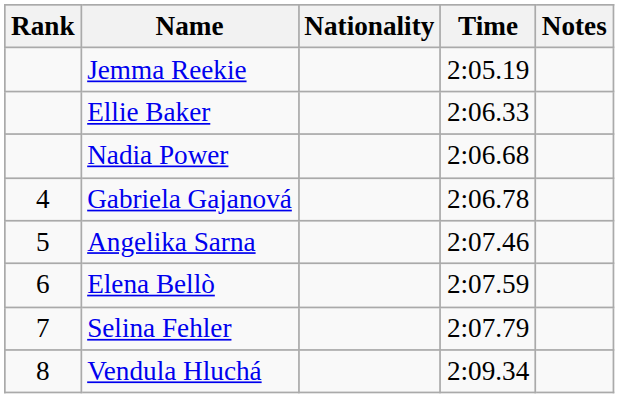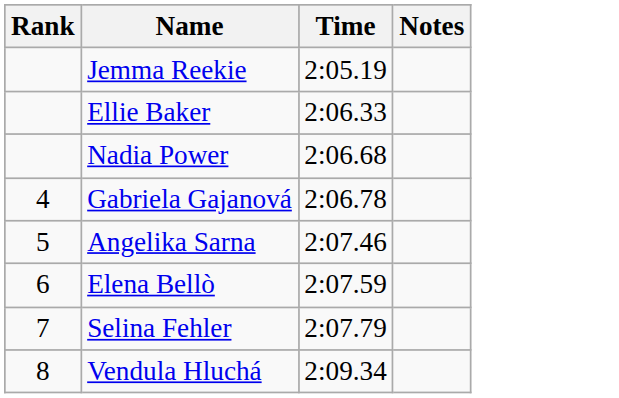- column: (369, 26)
